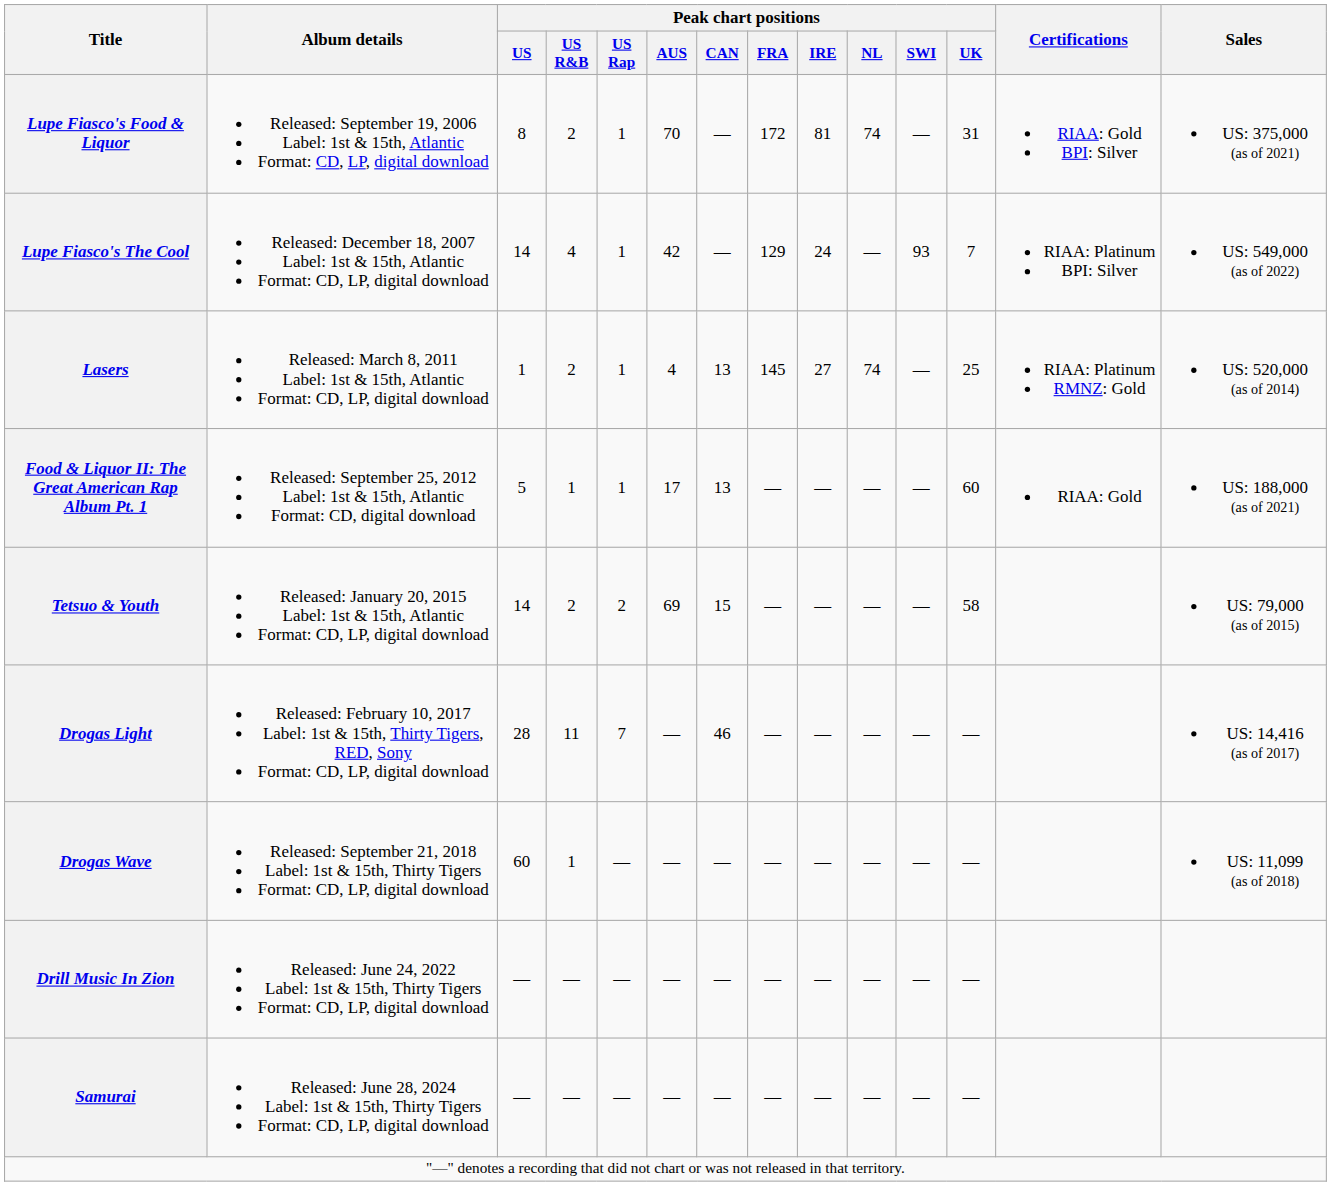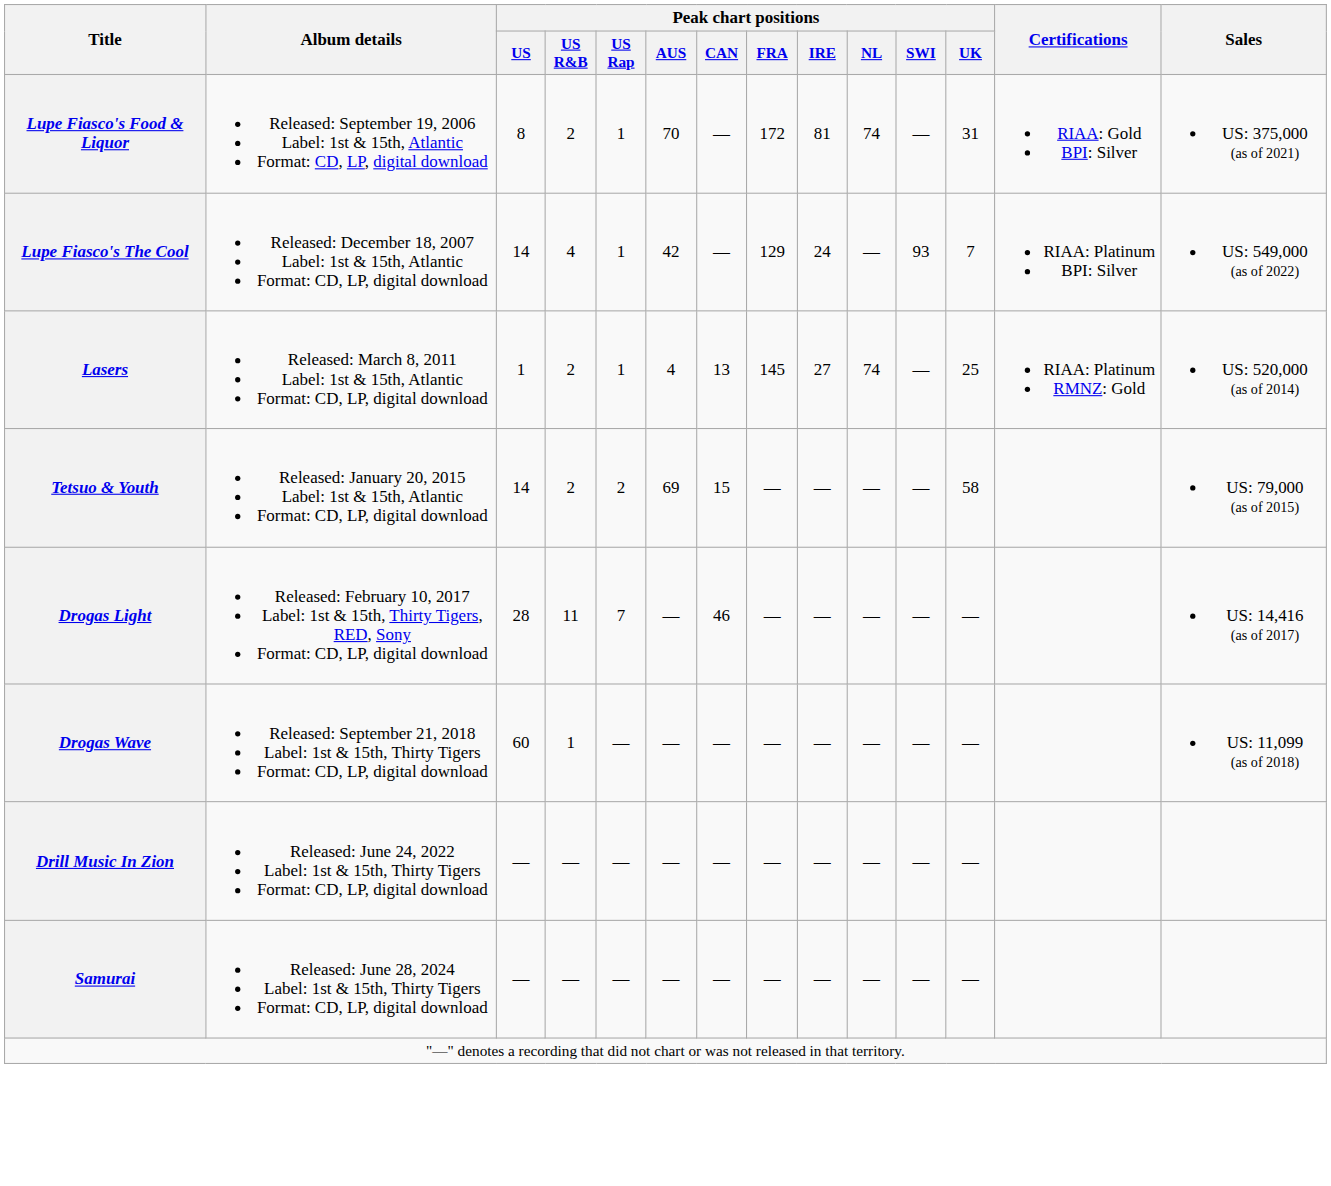- row: (106, 487)
